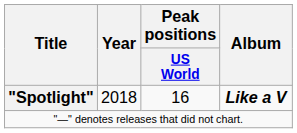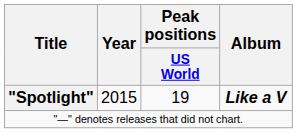(119, 97) 2018 -> (119, 97) 2015
(180, 97) 16 -> (180, 97) 19
